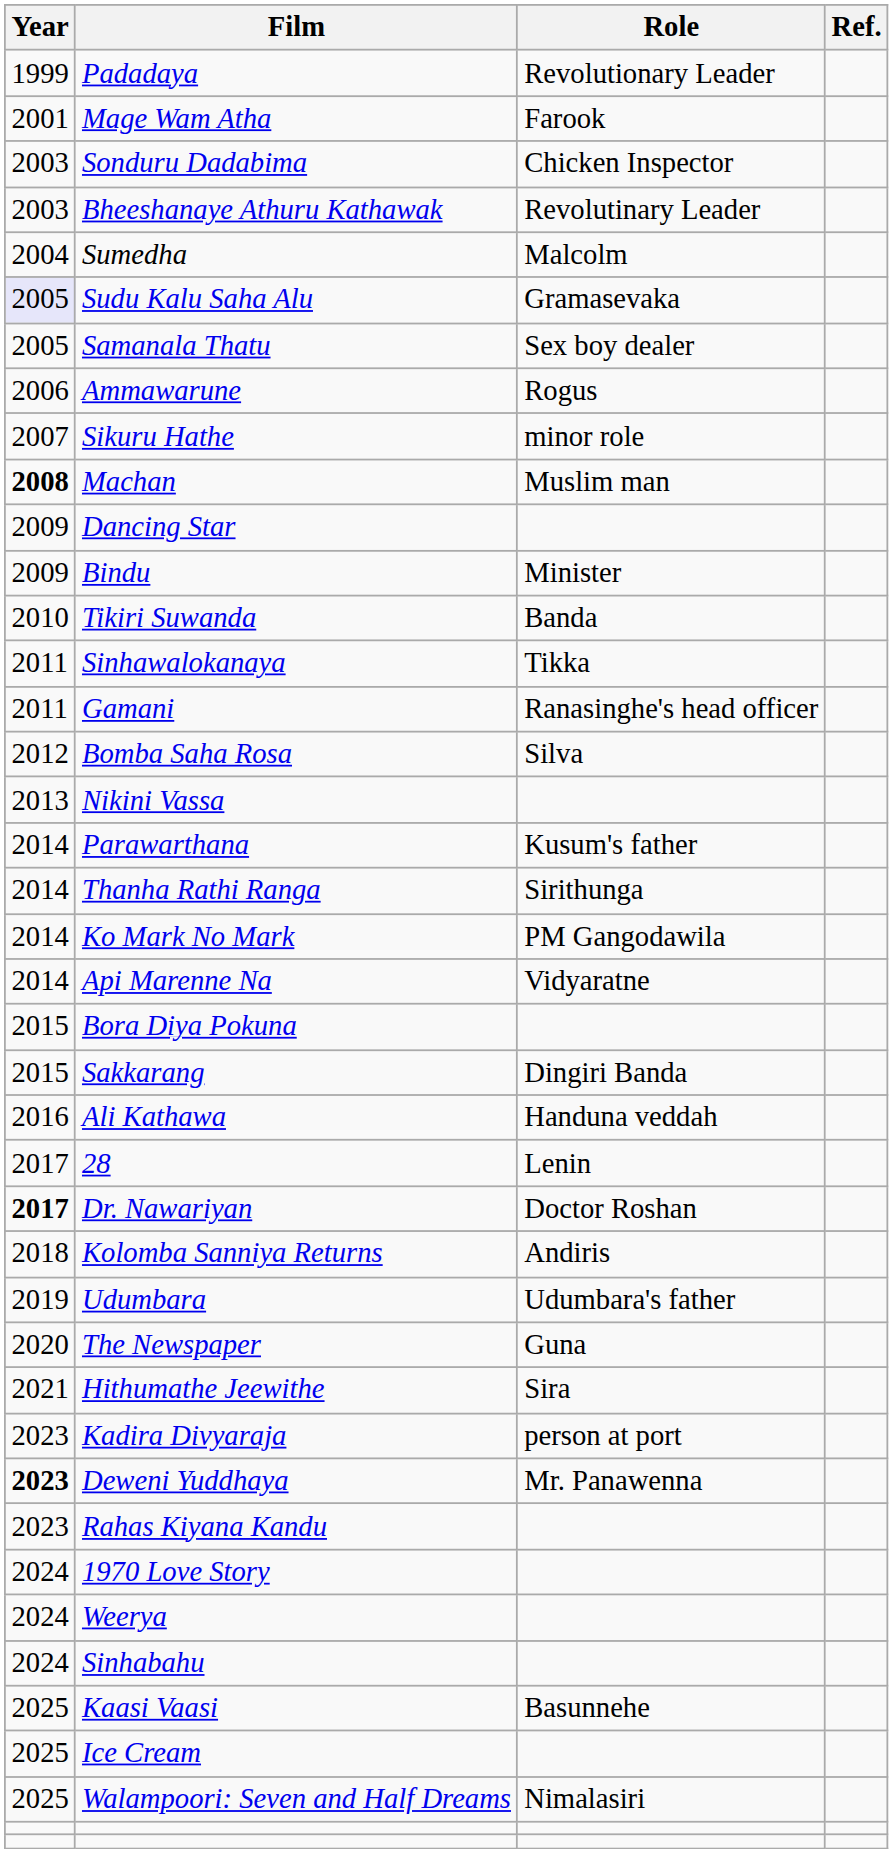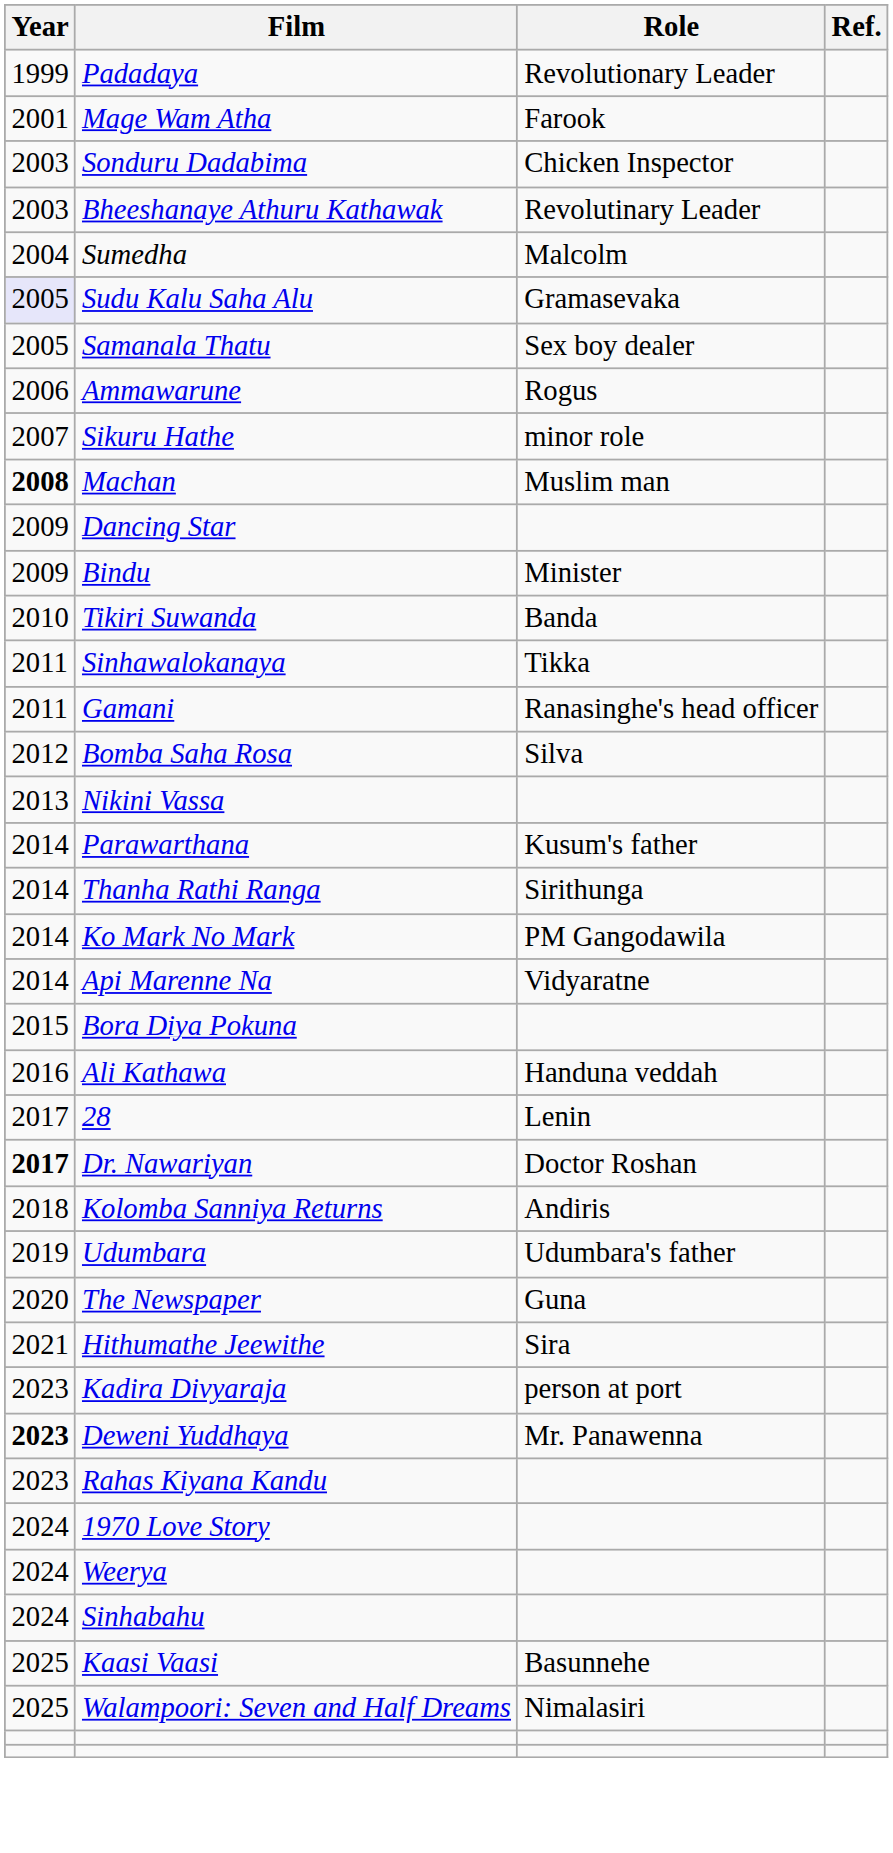- row: (143, 1071)
- row: (141, 1753)
